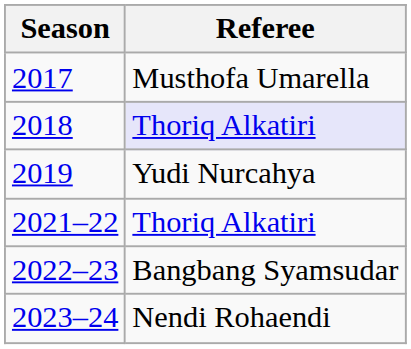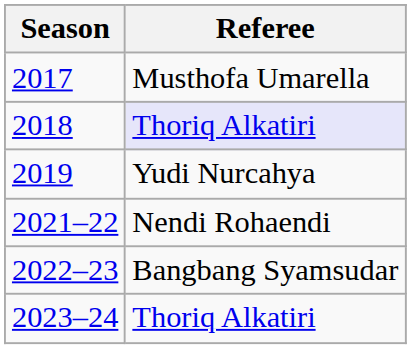(224, 221) Thoriq Alkatiri -> (232, 221) Nendi Rohaendi
(232, 317) Nendi Rohaendi -> (224, 317) Thoriq Alkatiri
